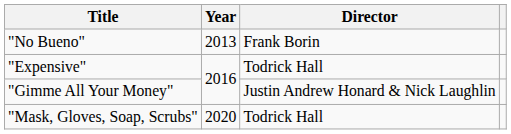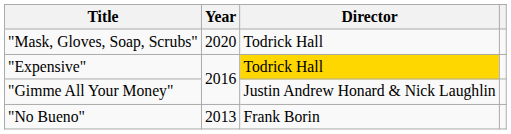rows swapped: (47, 41) <-> (103, 116)
(283, 66) no background -> (283, 66) gold background
